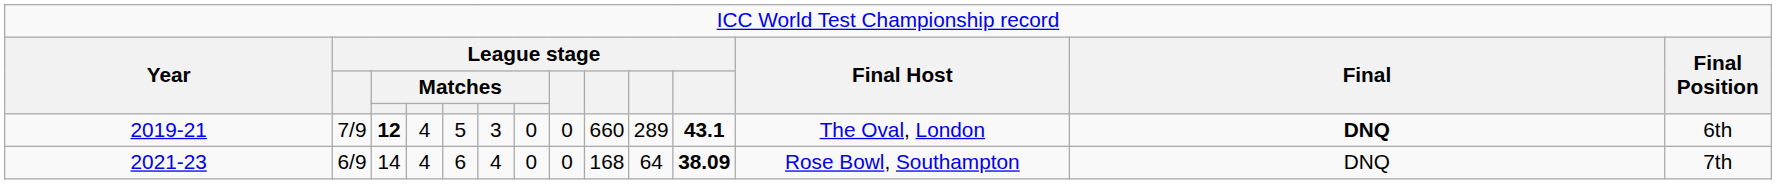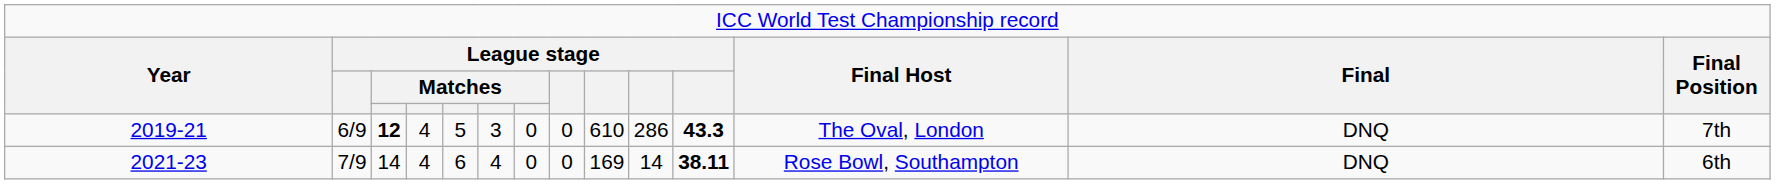(352, 129) 7/9 -> (352, 129) 6/9
(607, 129) 660 -> (607, 129) 610
(651, 129) 289 -> (651, 129) 286
(704, 129) 43.1 -> (704, 129) 43.3
(1367, 129) bold -> (1366, 129) normal
(1718, 129) 6th -> (1717, 129) 7th
(352, 162) 6/9 -> (352, 162) 7/9
(607, 162) 168 -> (607, 162) 169
(651, 162) 64 -> (651, 162) 14
(704, 162) 38.09 -> (704, 162) 38.11
(1718, 162) 7th -> (1717, 162) 6th
